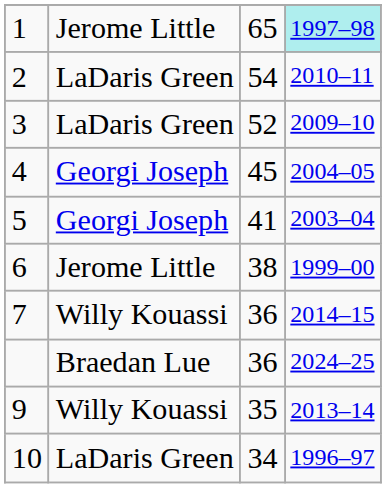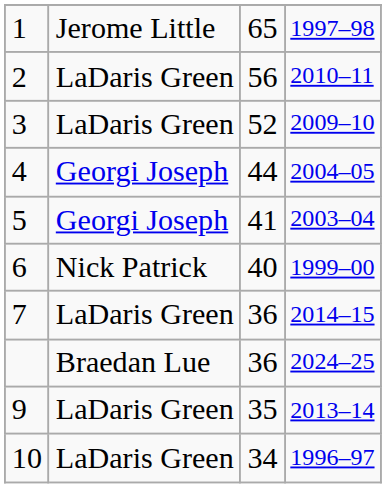(332, 28) paleturquoise background -> (332, 28) no background
(263, 76) 54 -> (263, 76) 56
(263, 171) 45 -> (263, 171) 44
(136, 266) Jerome Little -> (131, 266) Nick Patrick
(263, 266) 38 -> (263, 266) 40
(142, 314) Willy Kouassi -> (145, 314) LaDaris Green
(142, 409) Willy Kouassi -> (145, 409) LaDaris Green
